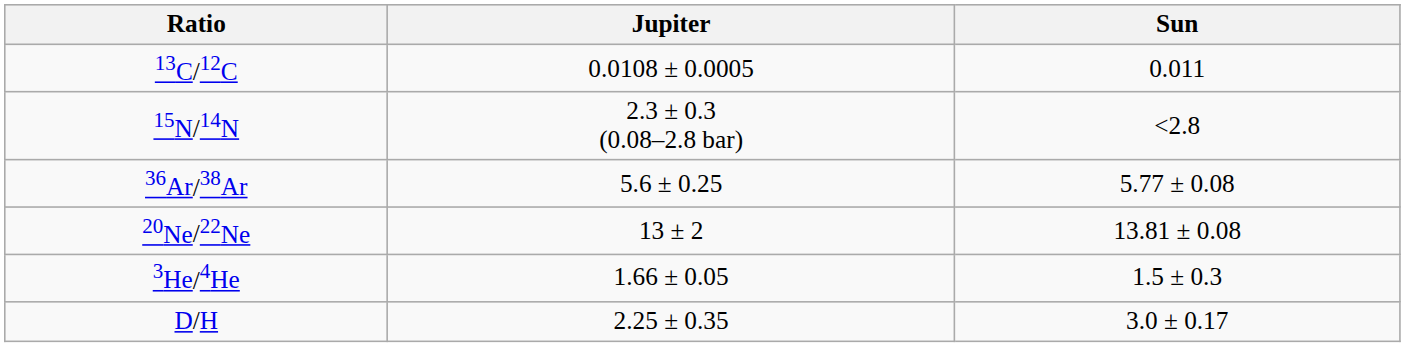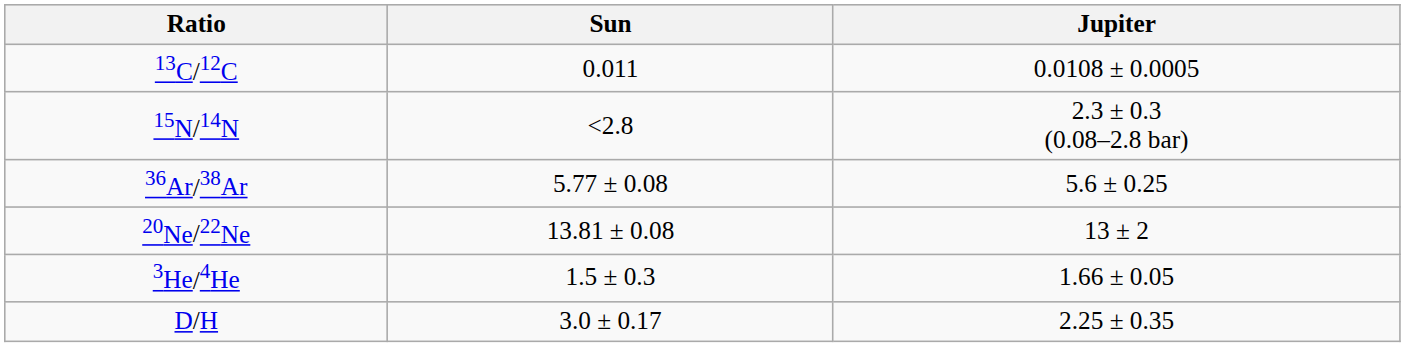columns swapped: (1177, 24) <-> (671, 24)
